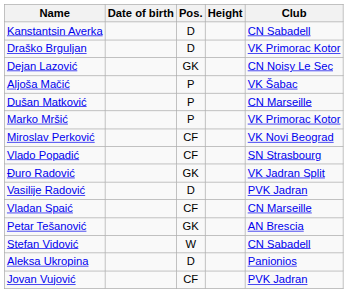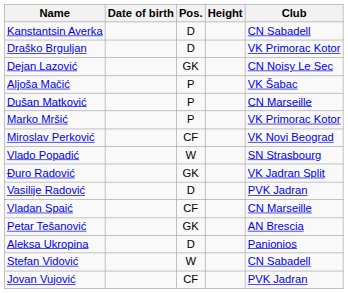(191, 155) CF -> (191, 155) W
rows swapped: (48, 262) <-> (43, 244)
